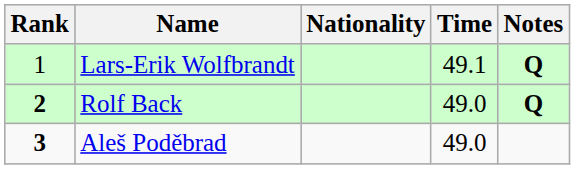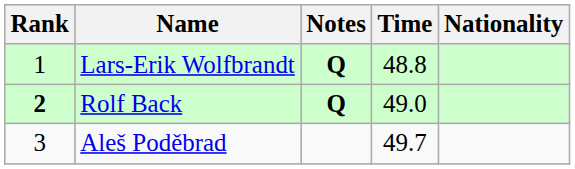columns swapped: (366, 24) <-> (533, 24)
(465, 63) 49.1 -> (405, 63) 48.8
(40, 143) bold -> (40, 143) normal
(465, 143) 49.0 -> (405, 143) 49.7
